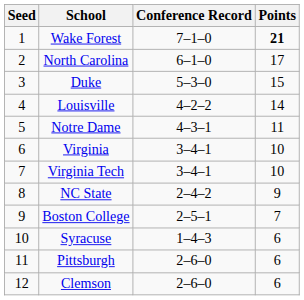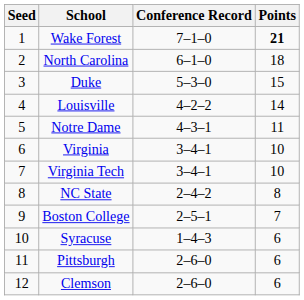(277, 60) 17 -> (277, 60) 18
(277, 194) 9 -> (277, 194) 8
